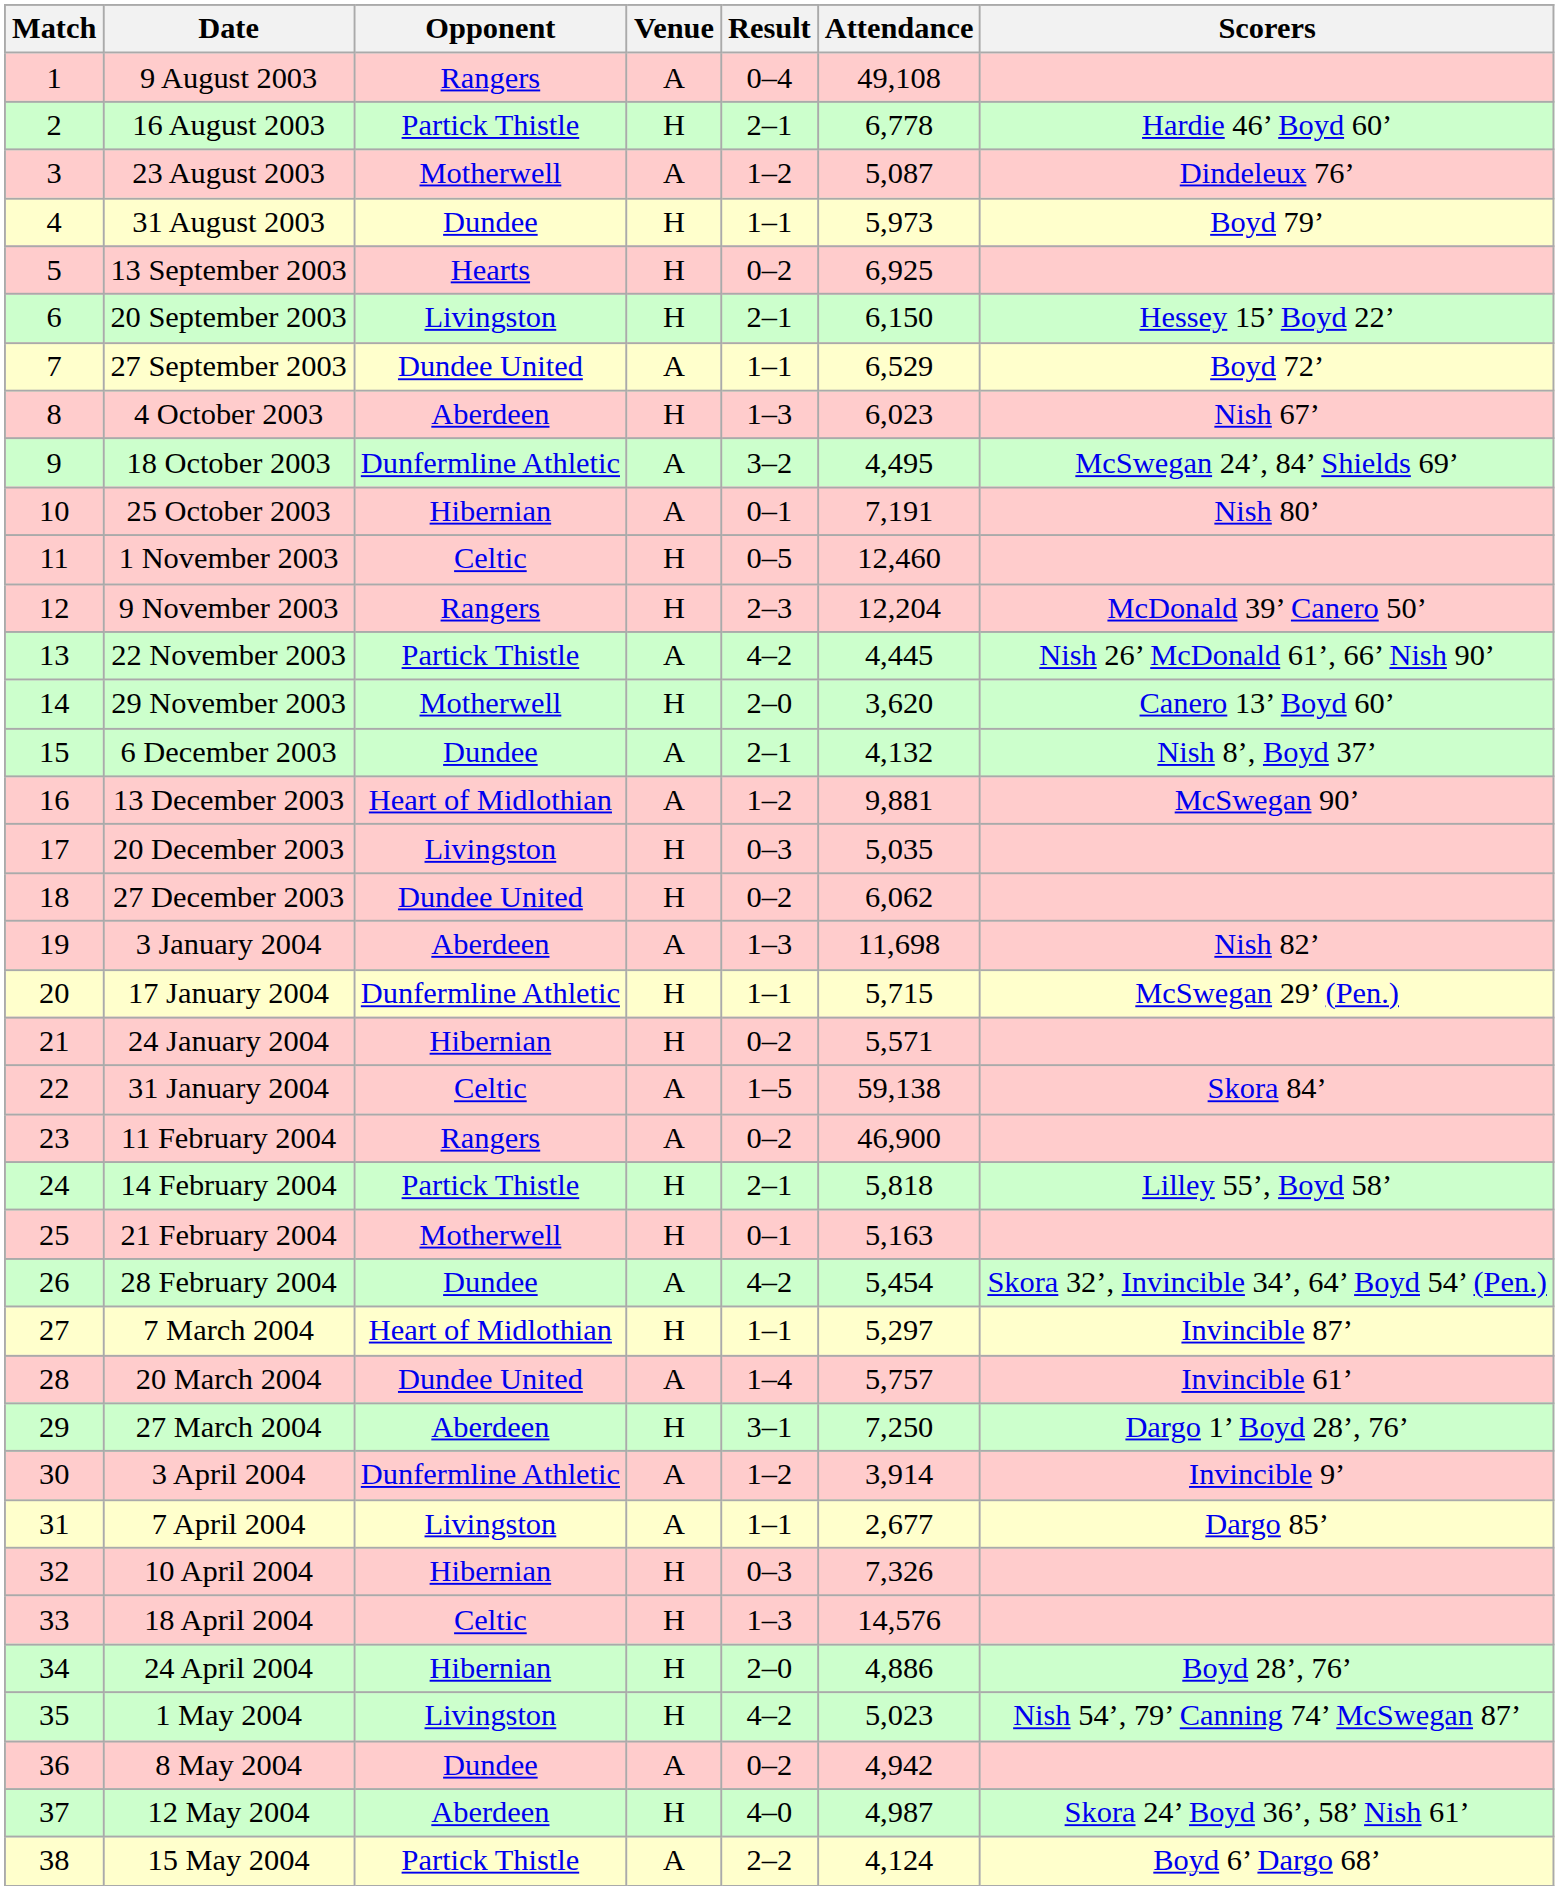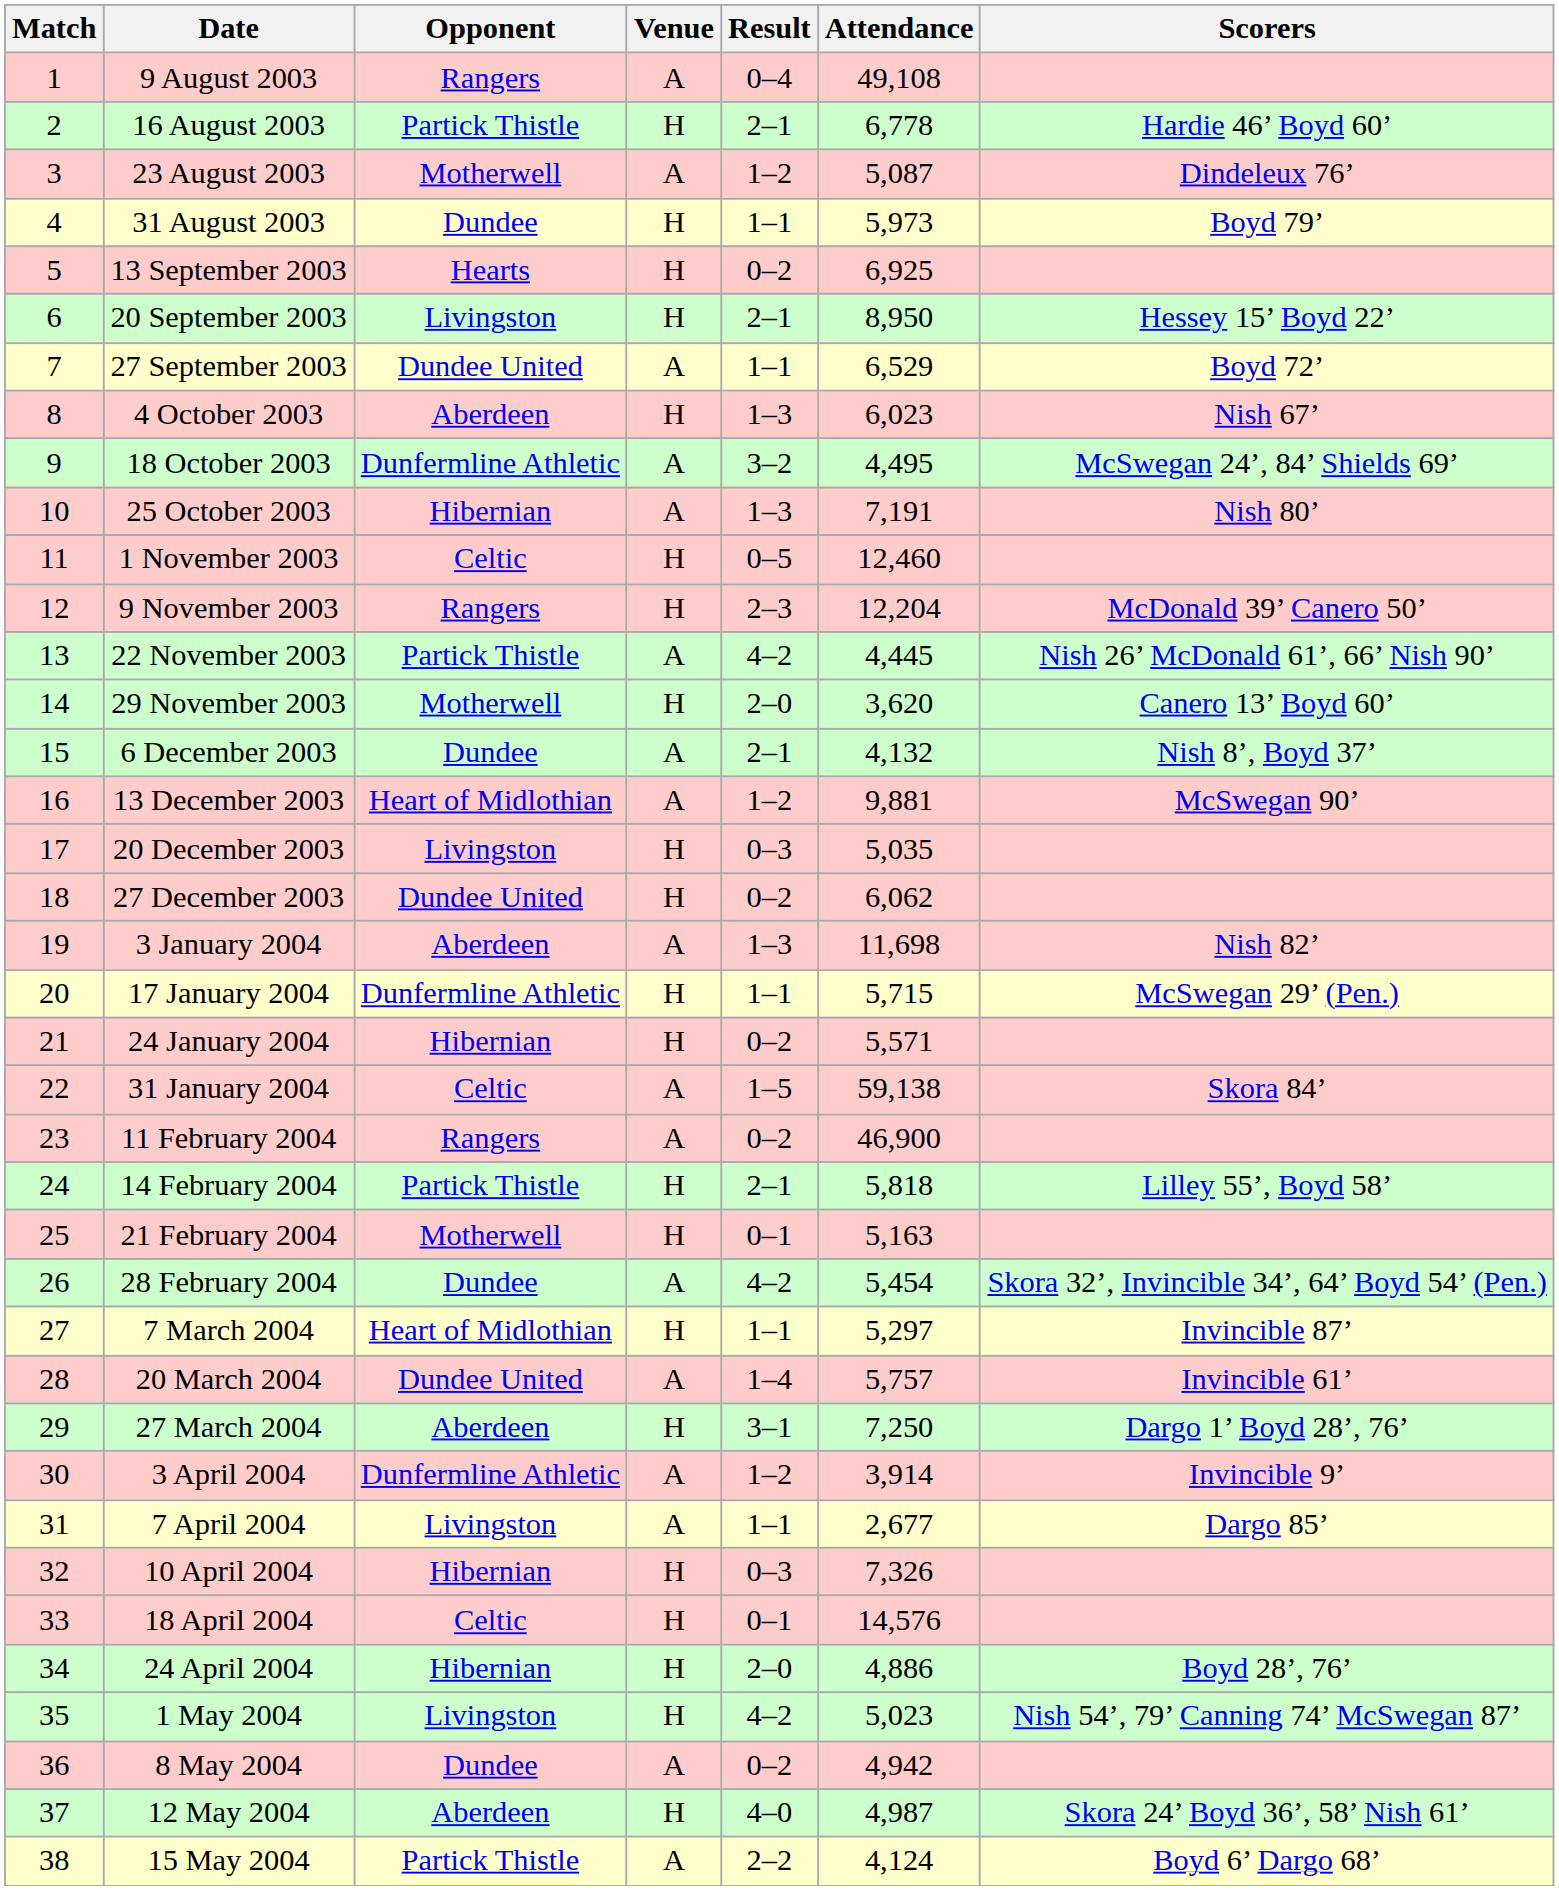(899, 317) 6,150 -> (899, 317) 8,950
(769, 510) 0–1 -> (769, 510) 1–3
(769, 1619) 1–3 -> (769, 1619) 0–1
